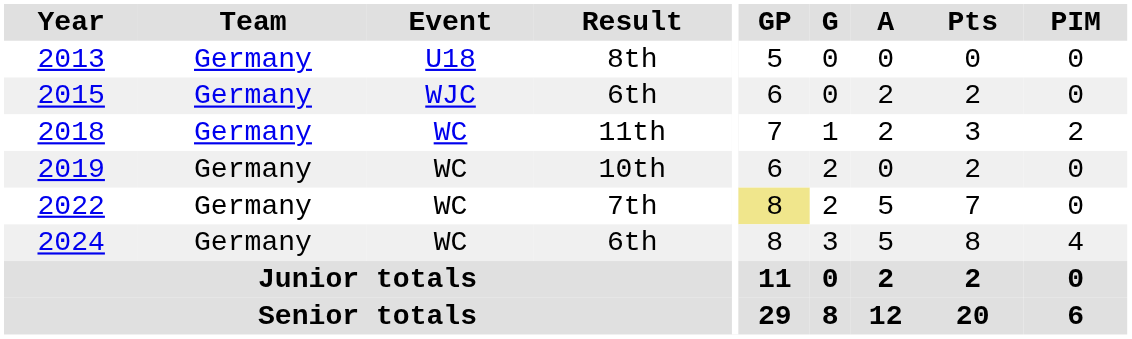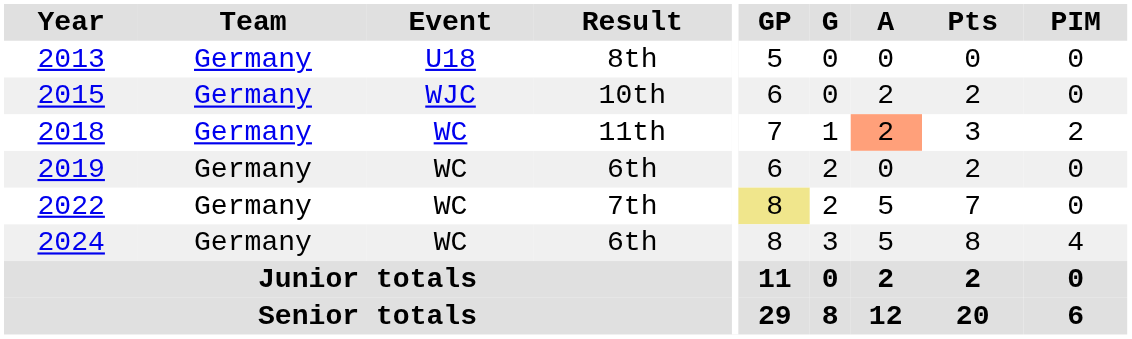(632, 96) 6th -> (632, 96) 10th
(886, 133) no background -> (886, 133) lightsalmon background
(632, 169) 10th -> (632, 169) 6th
